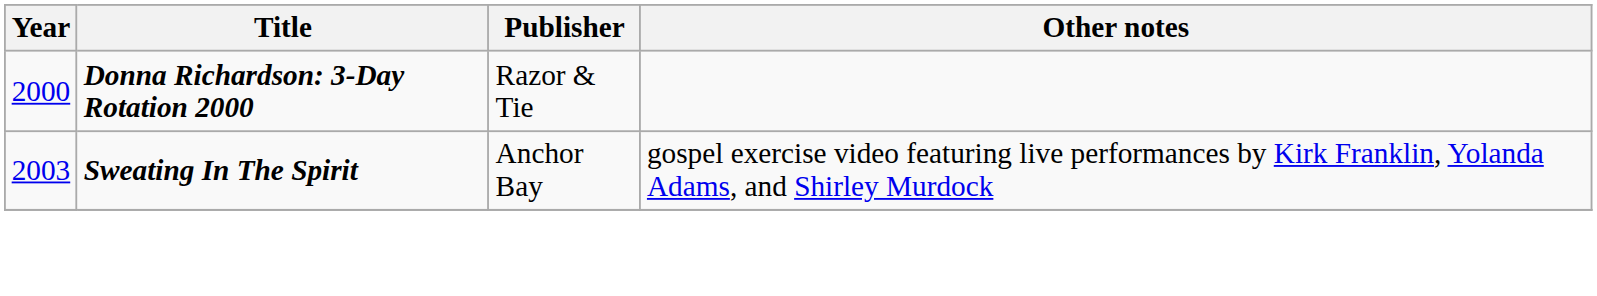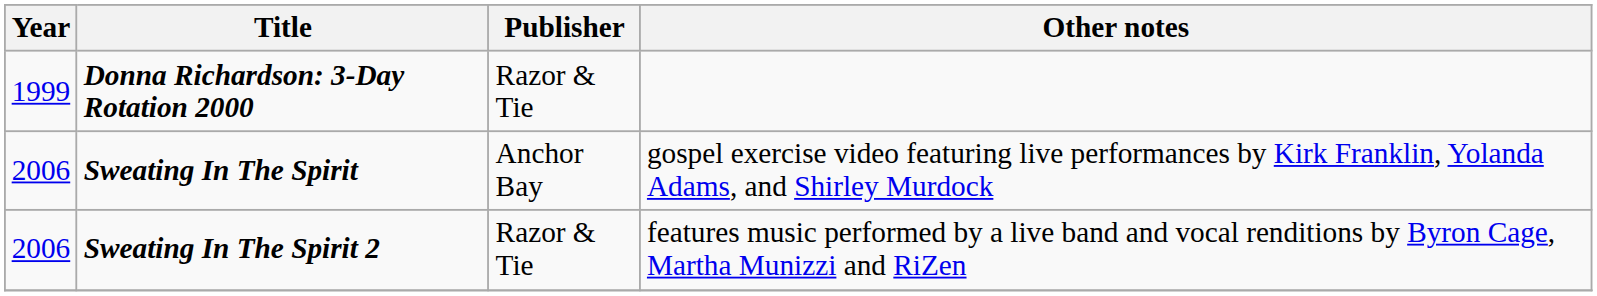(41, 90) 2000 -> (41, 90) 1999
(41, 170) 2003 -> (41, 170) 2006
+ row: (232, 249)
